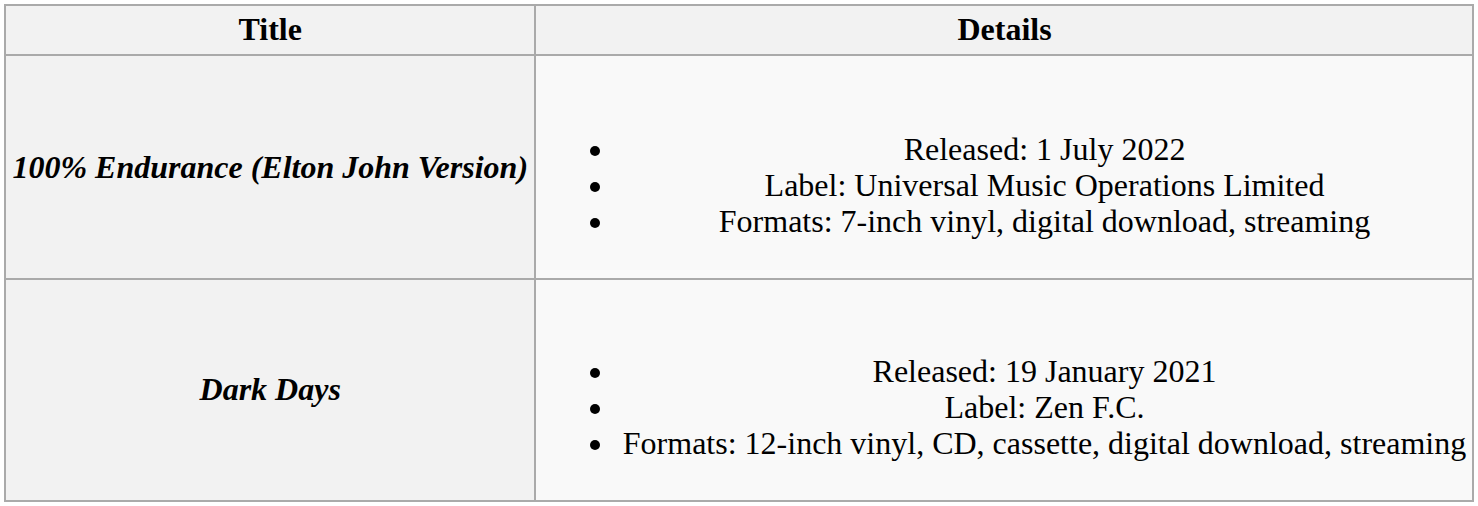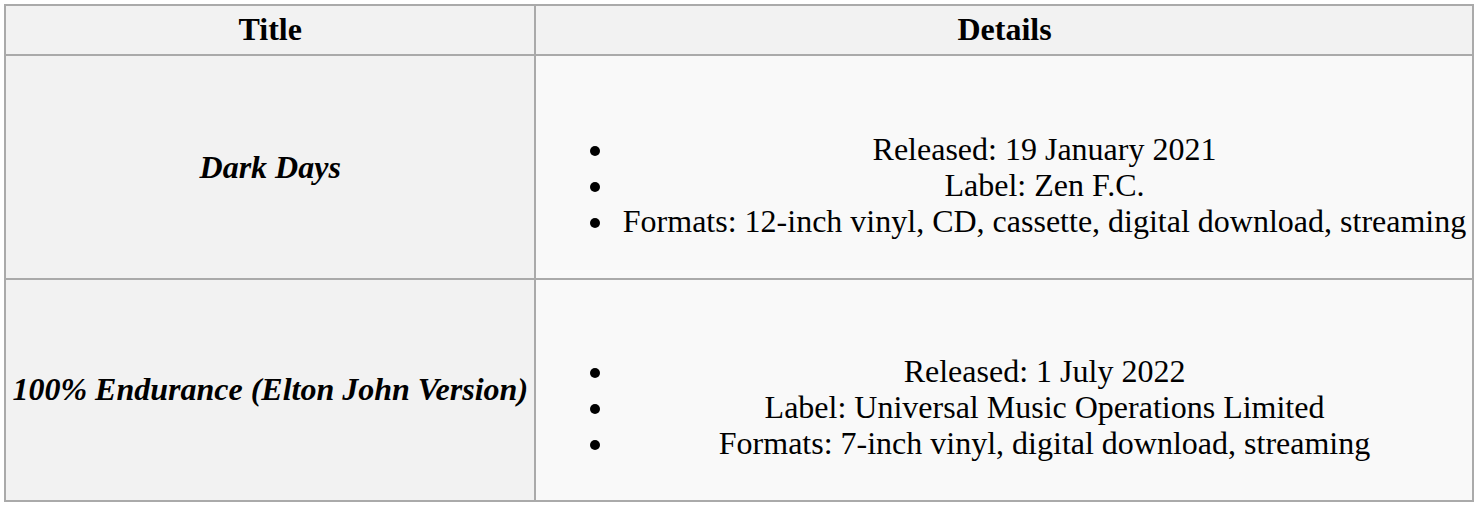rows swapped: (270, 389) <-> (270, 166)
